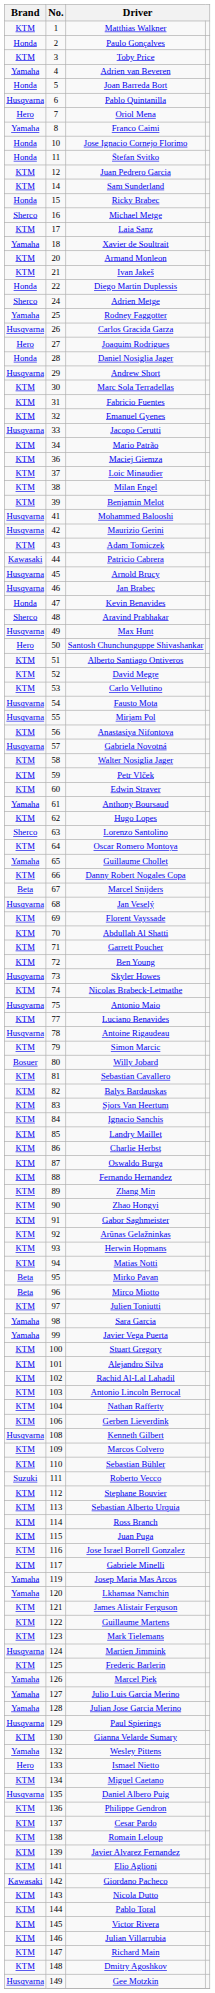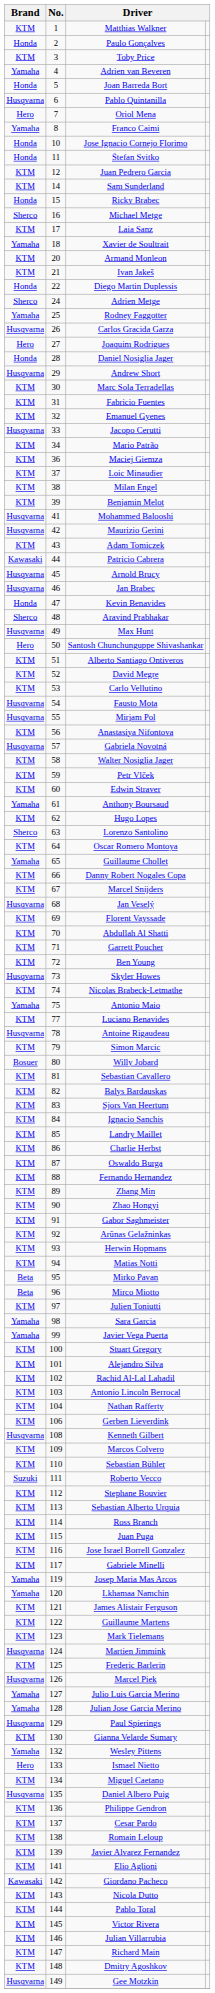(25, 889) Beta -> (25, 889) KTM
(25, 1004) Husqvarna -> (25, 1004) Yamaha
(25, 1679) Yamaha -> (25, 1679) Husqvarna
